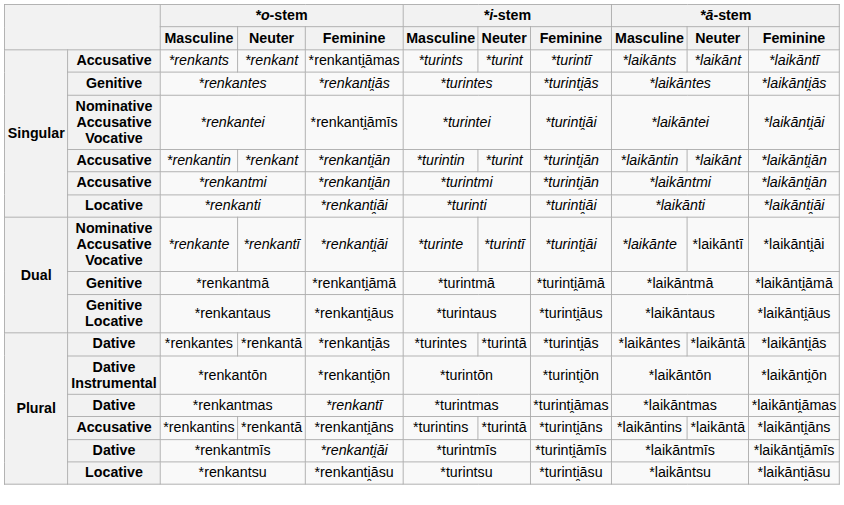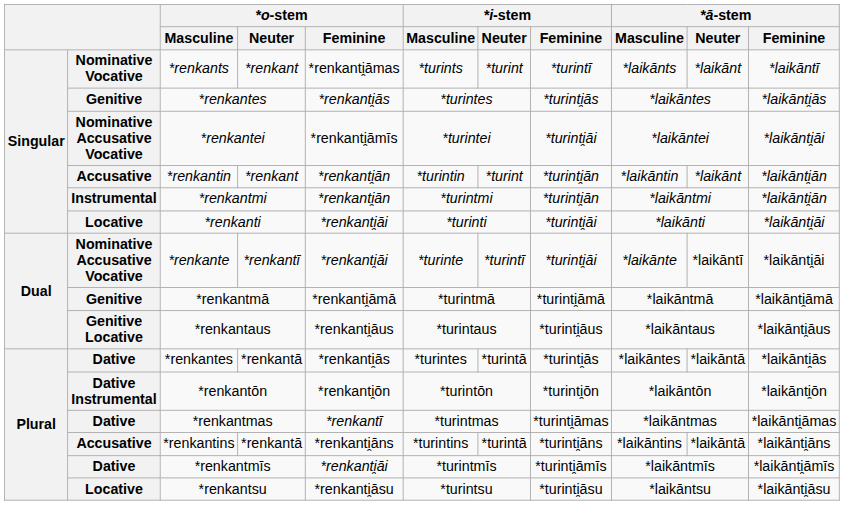(114, 60) Accusative -> (114, 68) Nominative Vocative
(114, 183) Accusative -> (114, 199) Instrumental
